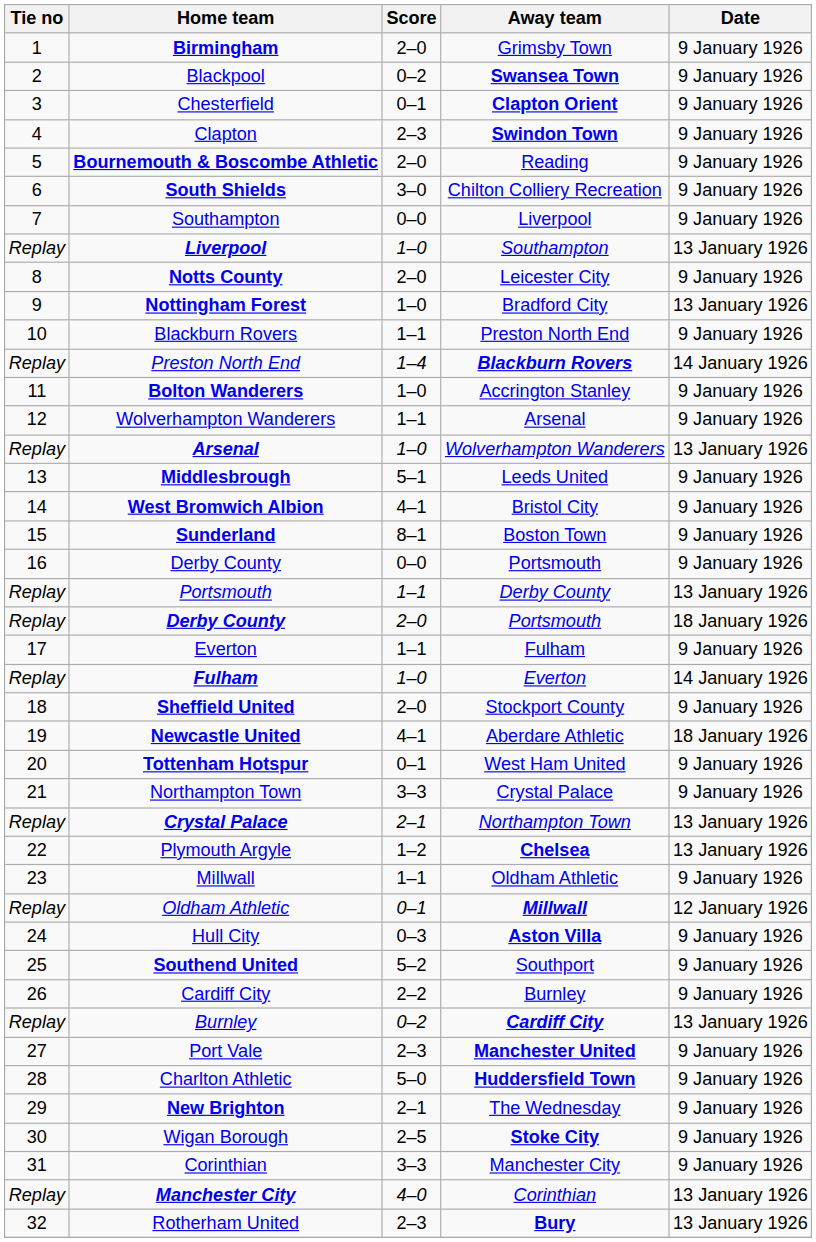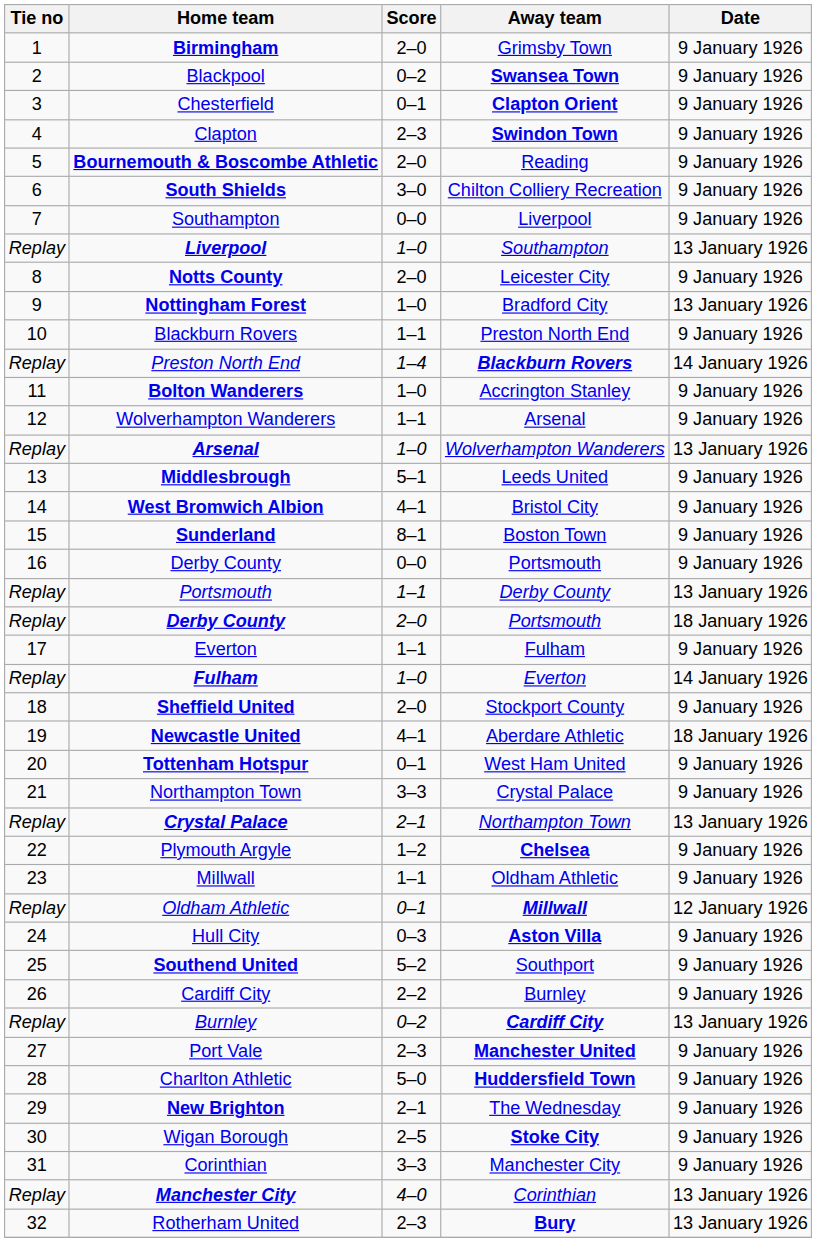(740, 850) 13 January 1926 -> (740, 850) 9 January 1926
